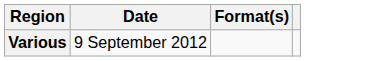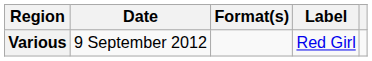+ column: (326, 17)
